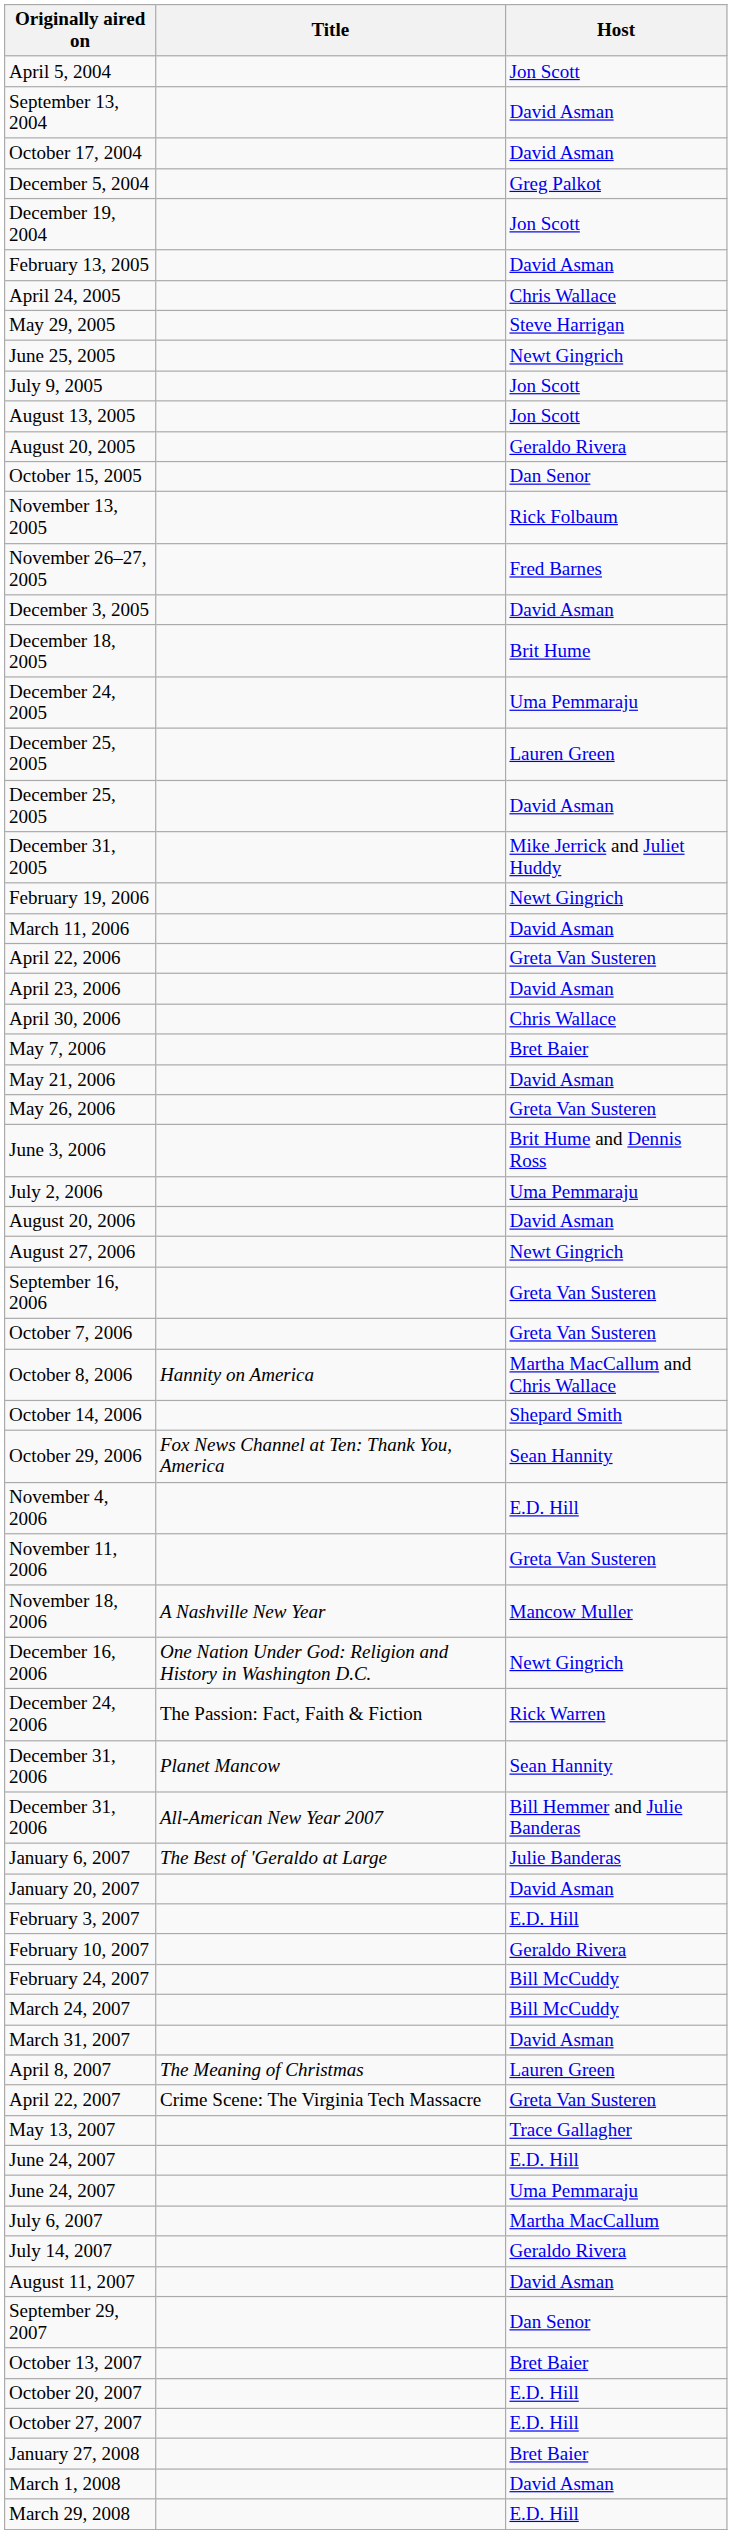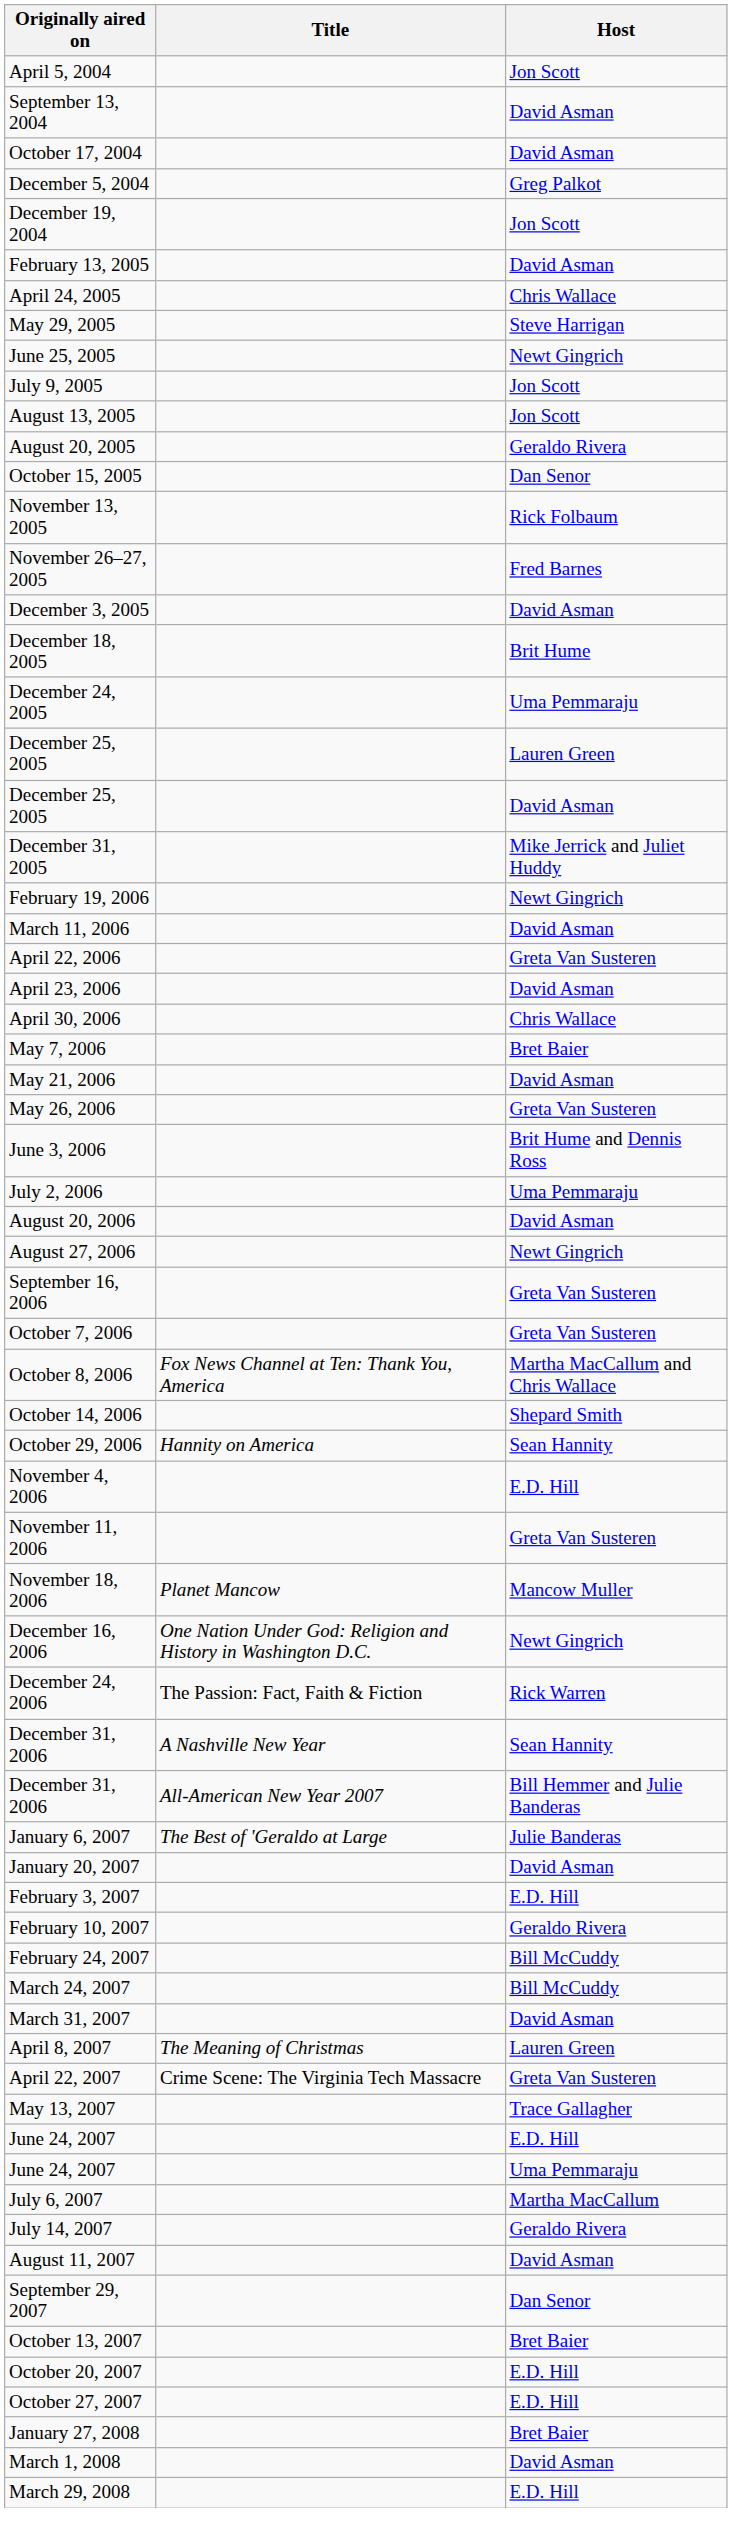(237, 1374) Hannity on America -> (306, 1374) Fox News Channel at Ten: Thank You, America
(306, 1456) Fox News Channel at Ten: Thank You, America -> (237, 1445) Hannity on America
(243, 1611) A Nashville New Year -> (220, 1589) Planet Mancow
(220, 1765) Planet Mancow -> (243, 1744) A Nashville New Year
